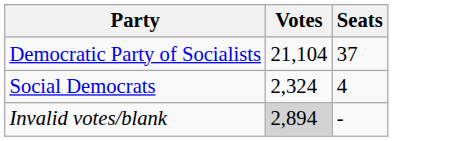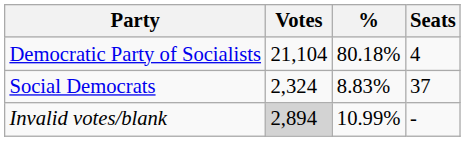+ column: (369, 20)
(347, 53) 37 -> (415, 53) 4
(342, 86) 4 -> (420, 86) 37
